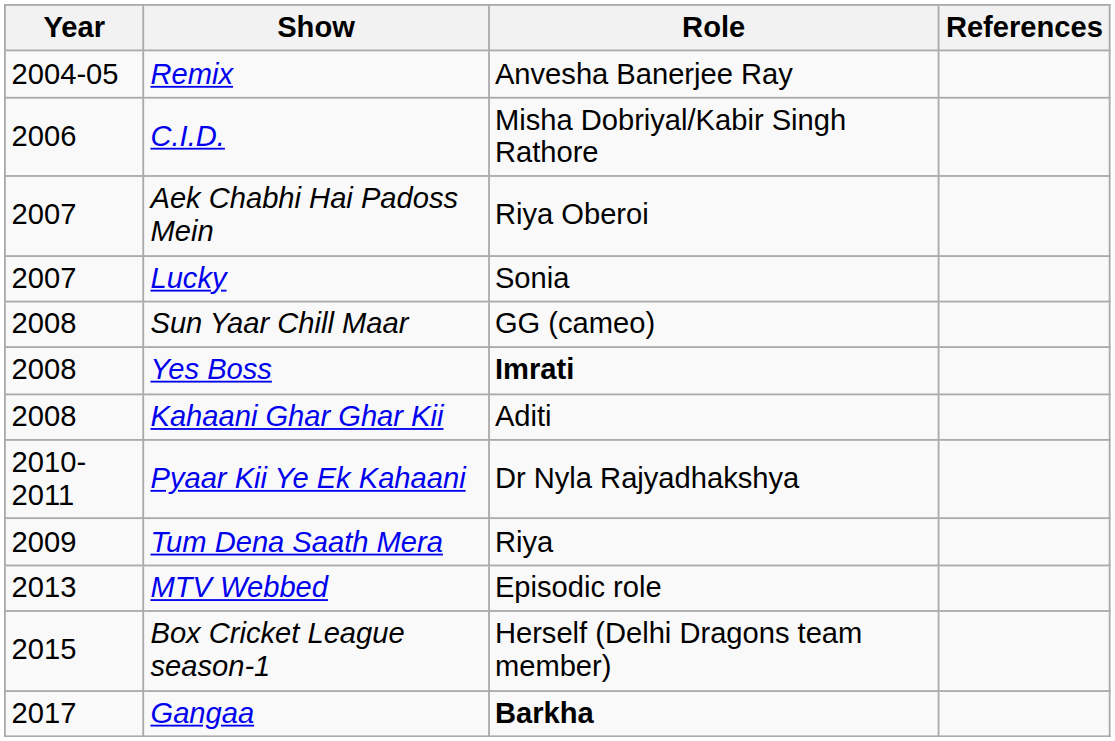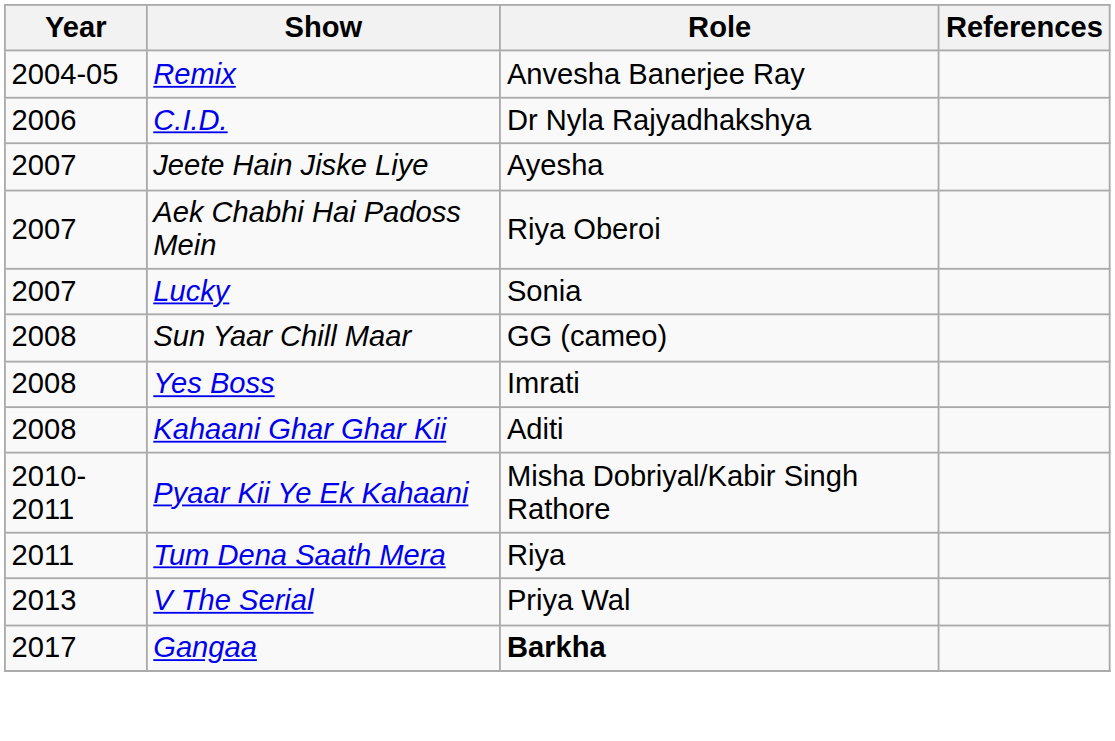(671, 136) Misha Dobriyal/Kabir Singh Rathore -> (659, 119) Dr Nyla Rajyadhakshya
+ row: (291, 166)
(535, 370) bold -> (543, 383) normal
(647, 478) Dr Nyla Rajyadhakshya -> (683, 492) Misha Dobriyal/Kabir Singh Rathore
(44, 541) 2009 -> (43, 554) 2011
+ row: (233, 601)
- row: (239, 587)
- row: (278, 650)
